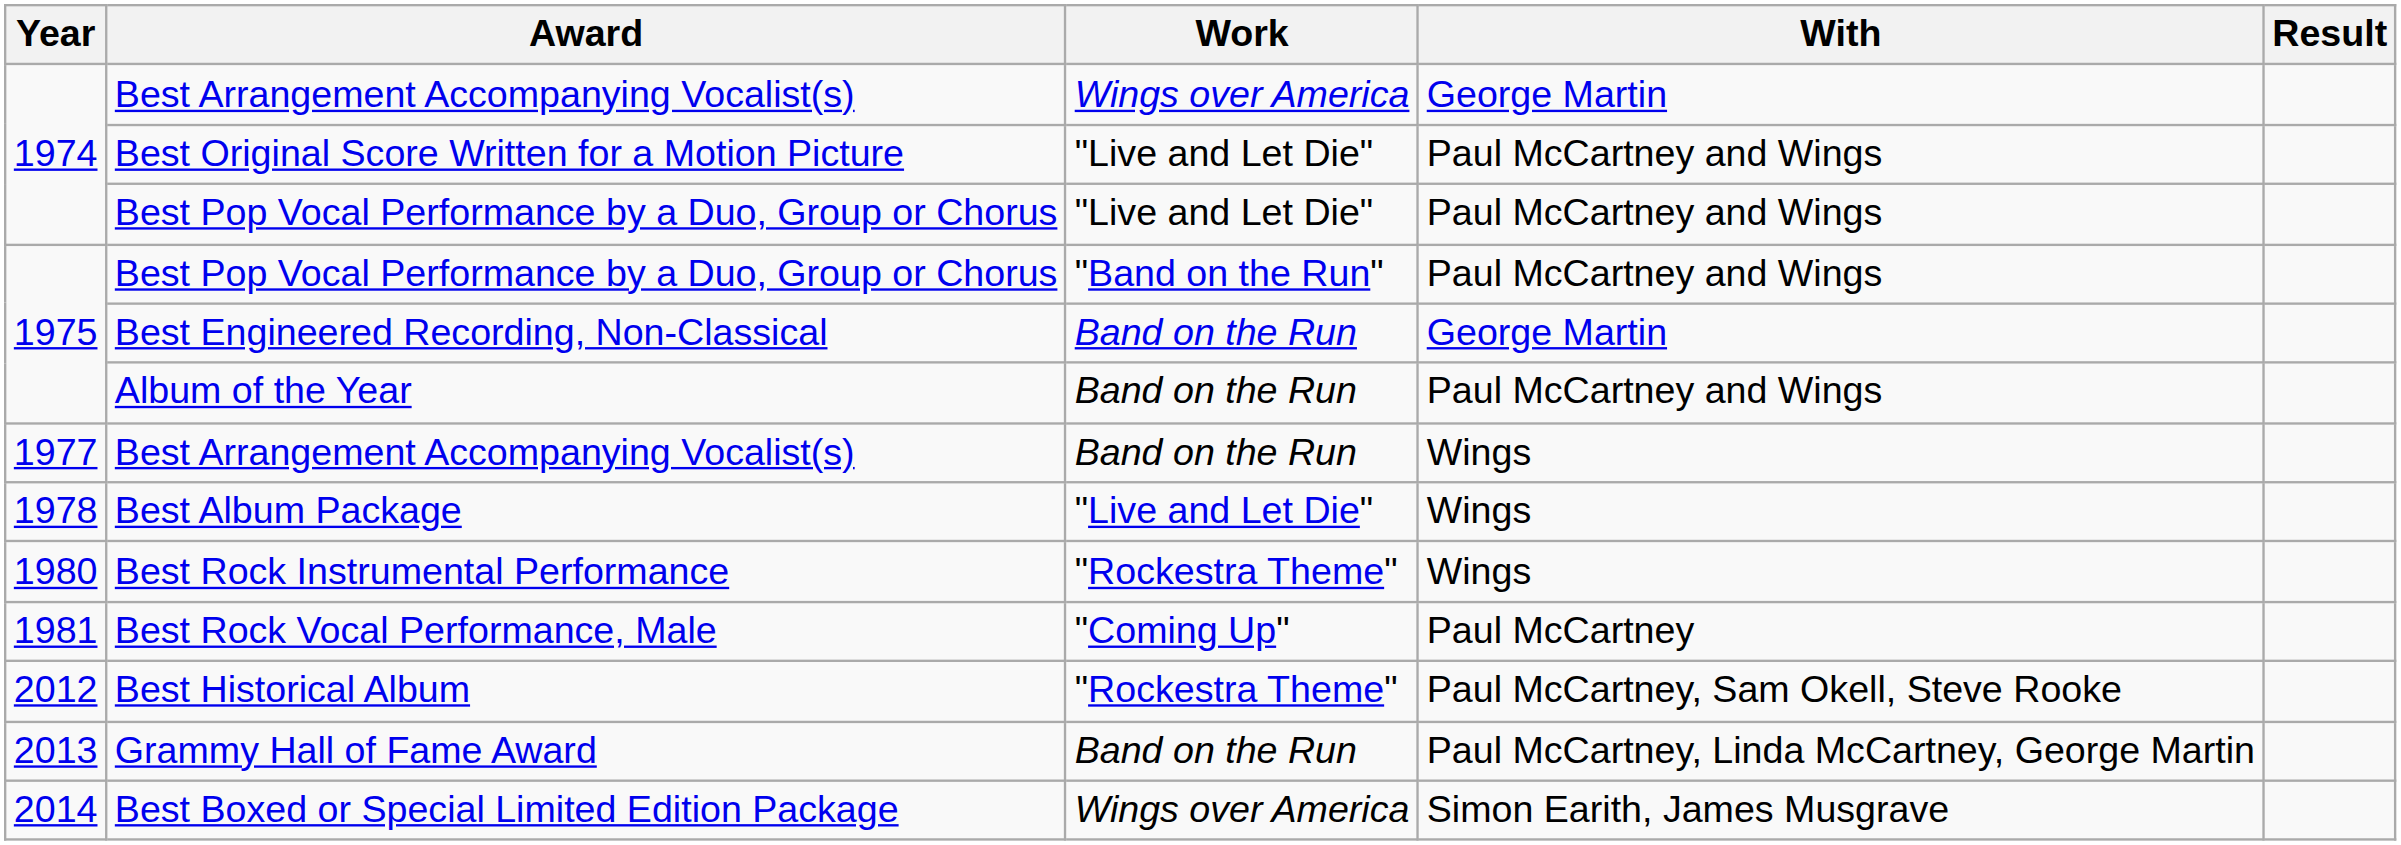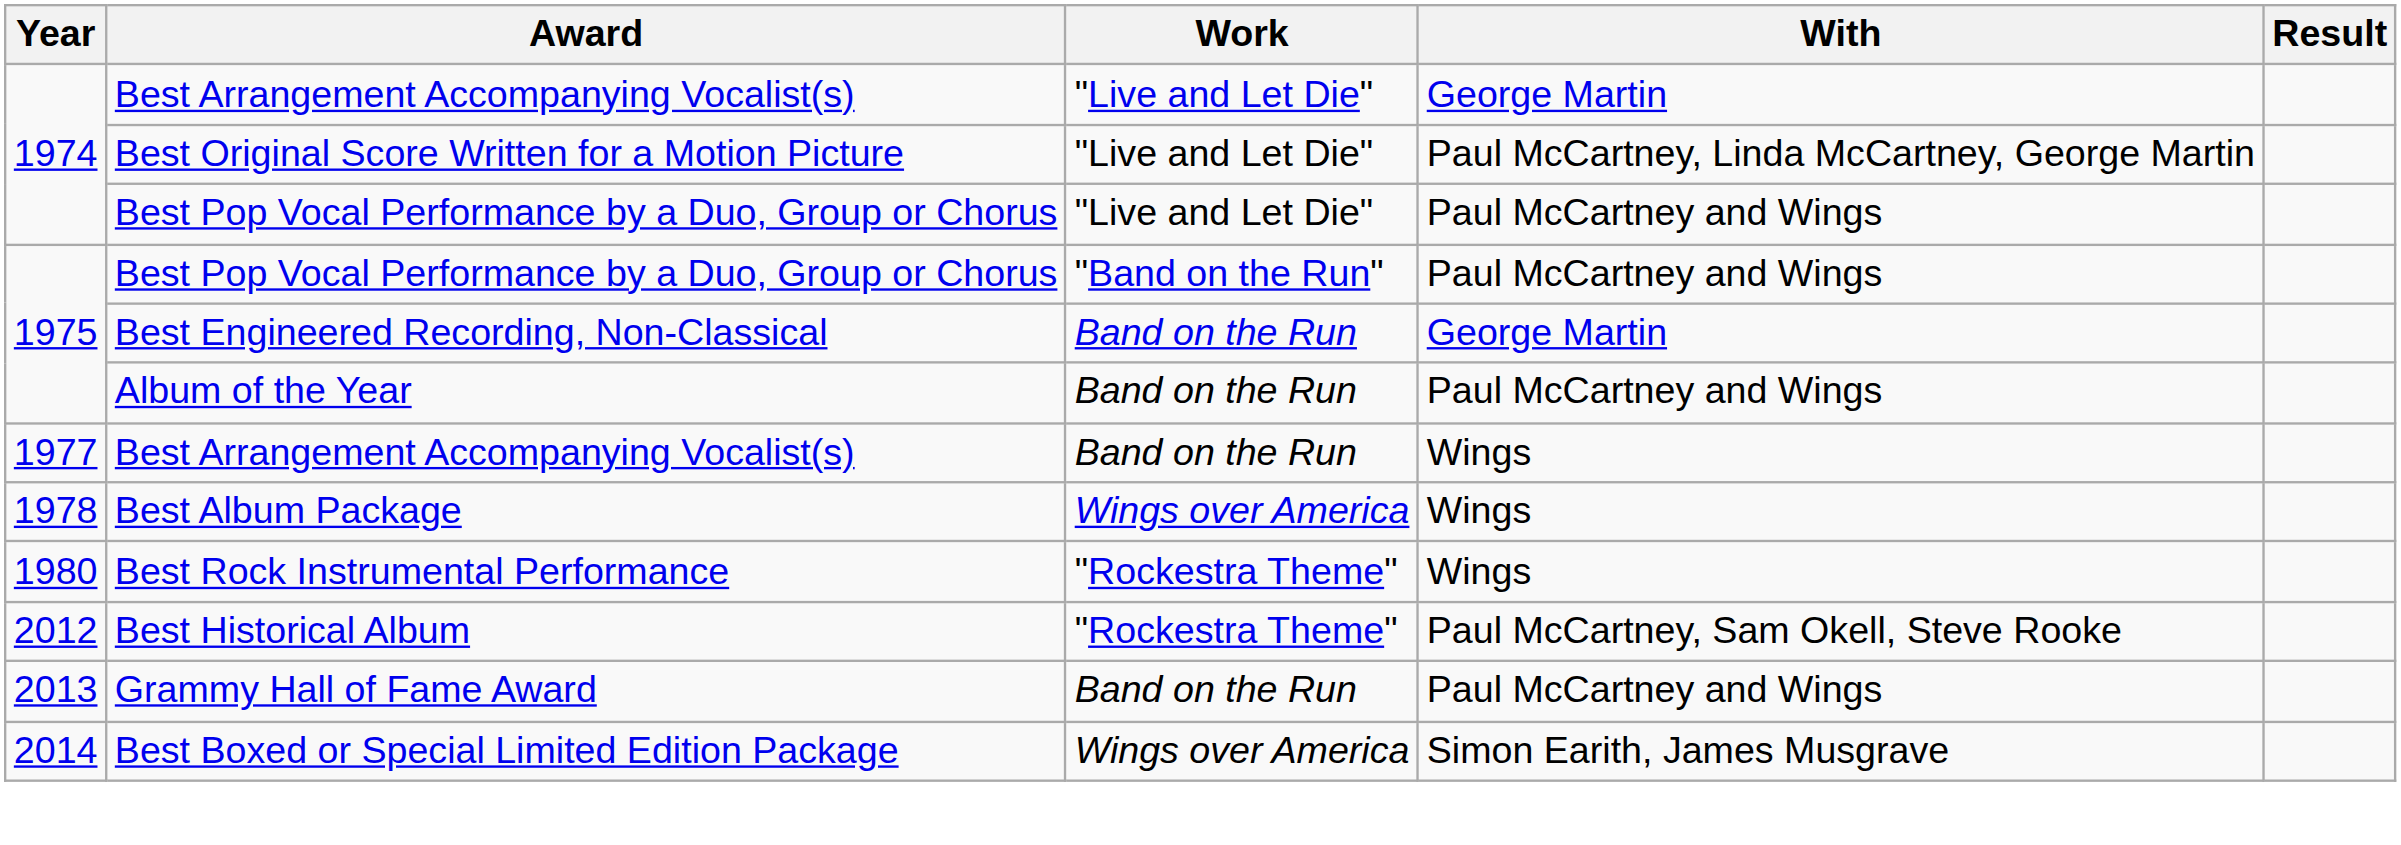(1242, 93) Wings over America -> (1224, 93) "Live and Let Die"
(1655, 153) Paul McCartney and Wings -> (1841, 153) Paul McCartney, Linda McCartney, George Martin
(1224, 511) "Live and Let Die" -> (1242, 511) Wings over America
- row: (56, 630)
(1841, 749) Paul McCartney, Linda McCartney, George Martin -> (1655, 690) Paul McCartney and Wings
